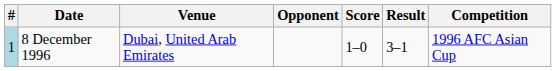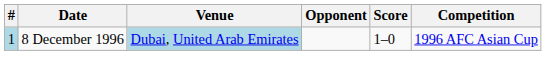- column: (406, 15)
(180, 46) no background -> (215, 38) lightblue background
